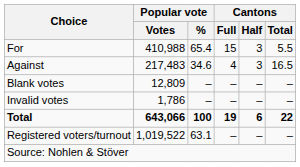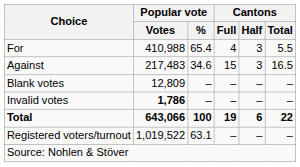(230, 48) 15 -> (233, 48) 4
(233, 65) 4 -> (230, 65) 15
(171, 100) normal -> (171, 100) bold
